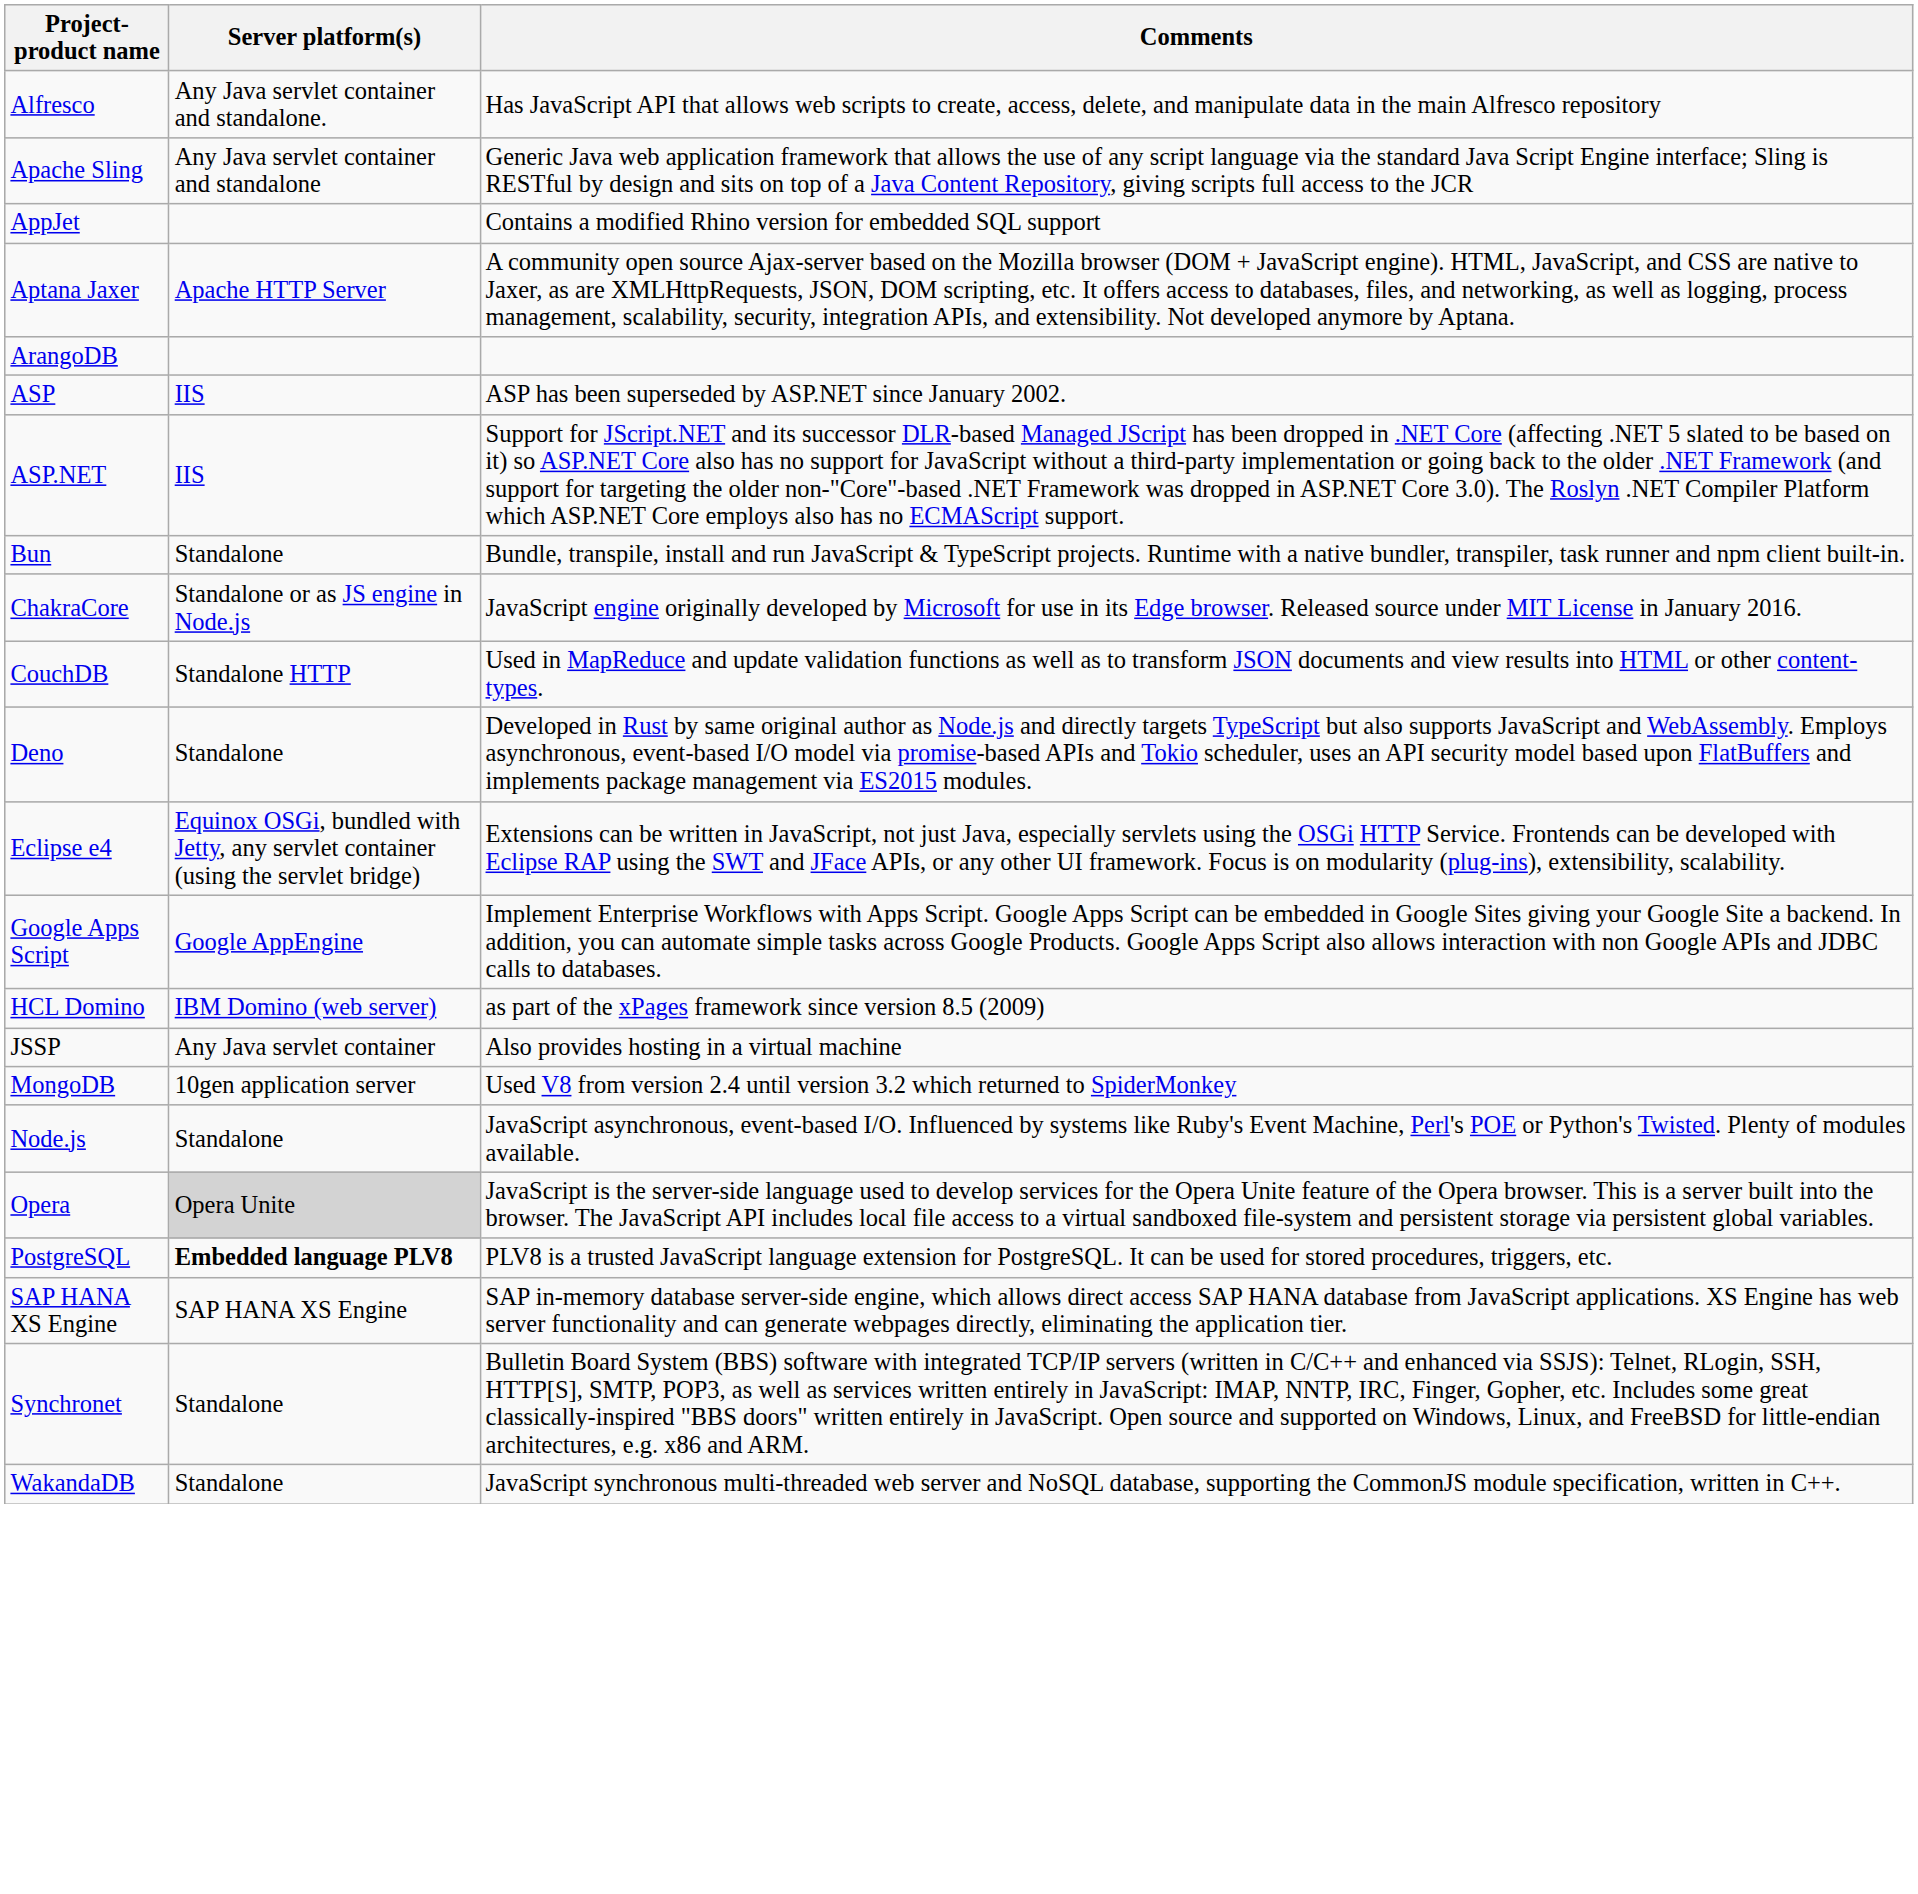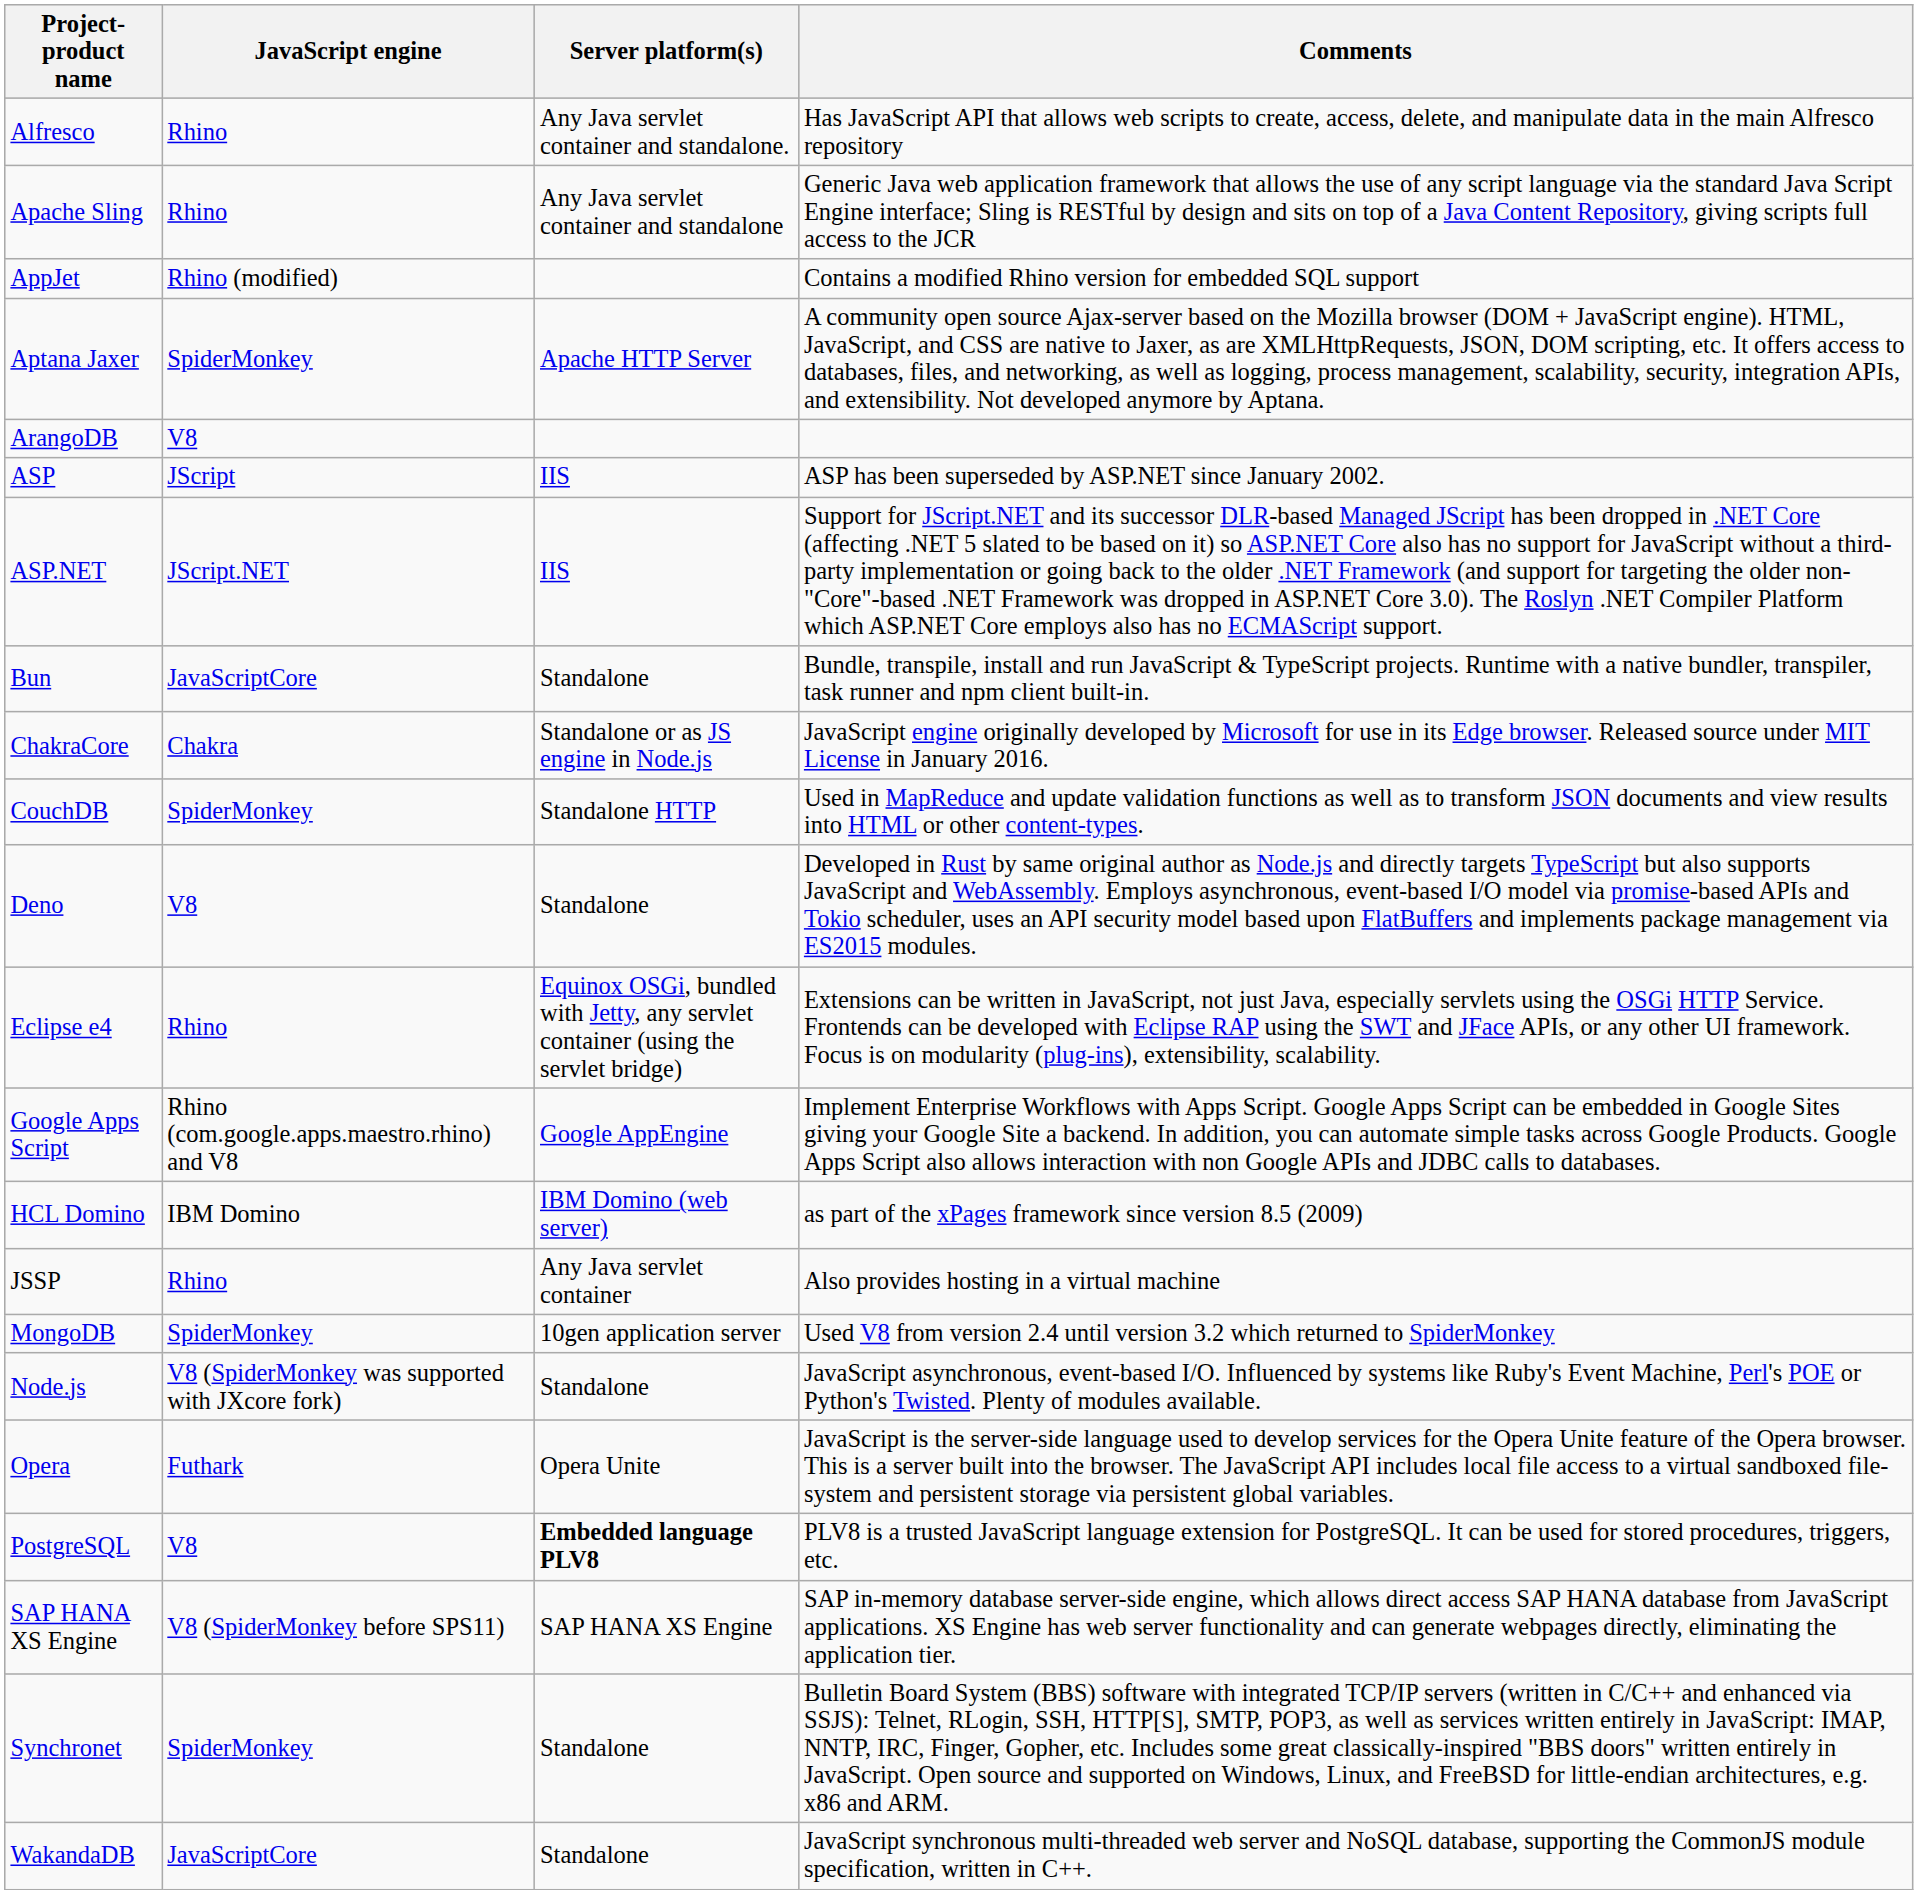+ column: (348, 51)
(235, 1204) lightgrey background -> (600, 1466) no background
